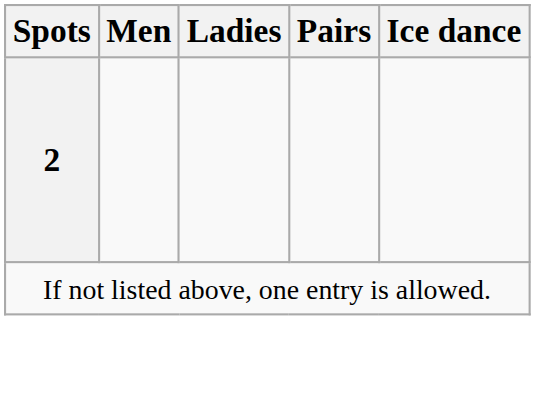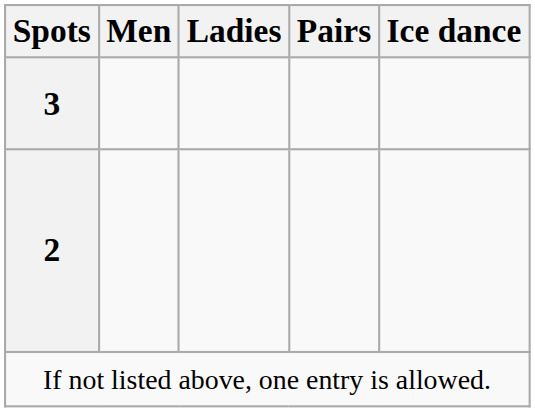+ row: (52, 102)
